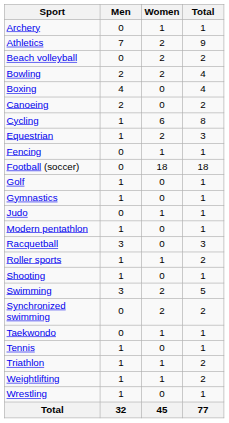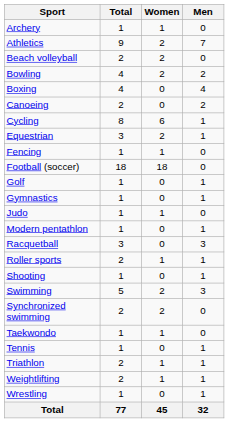columns swapped: (121, 12) <-> (203, 12)
